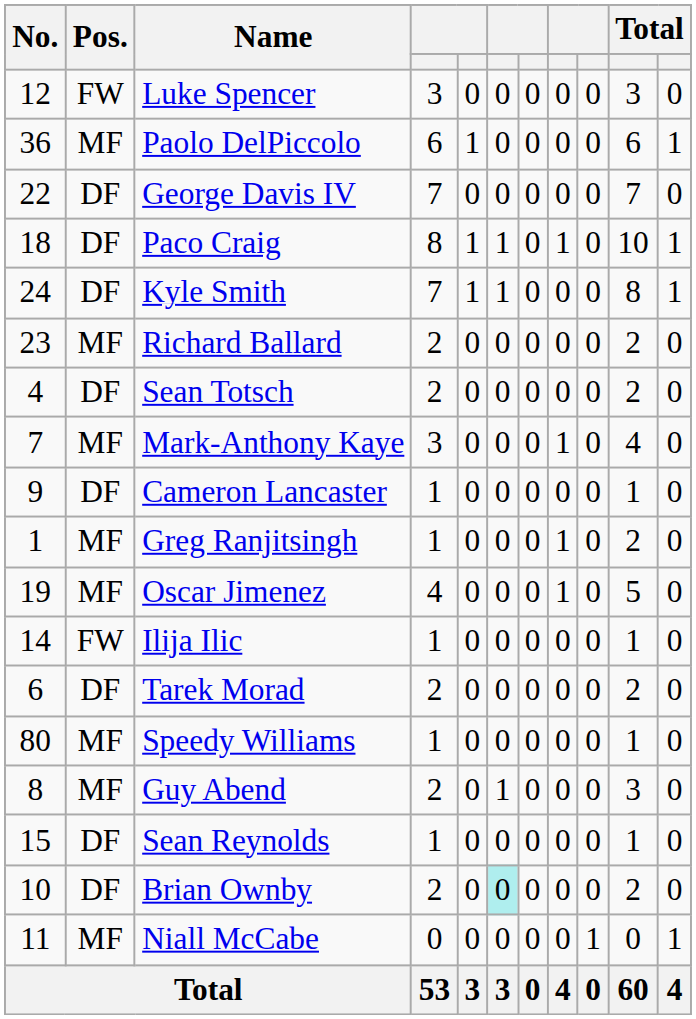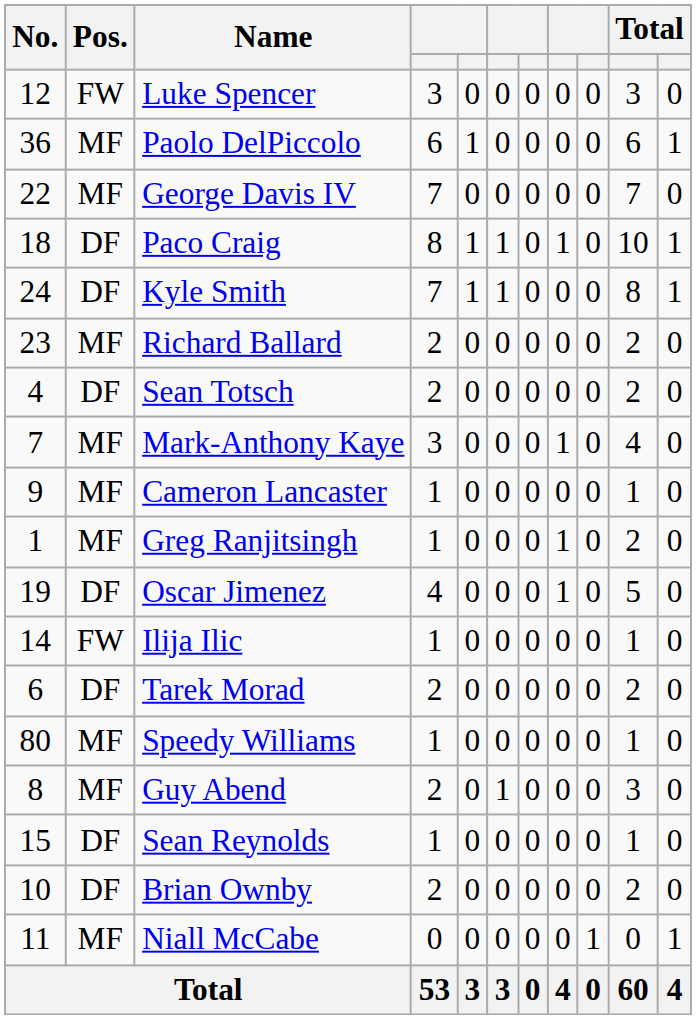(100, 193) DF -> (100, 193) MF
(100, 491) DF -> (100, 491) MF
(100, 590) MF -> (100, 590) DF
(503, 889) paleturquoise background -> (503, 889) no background
